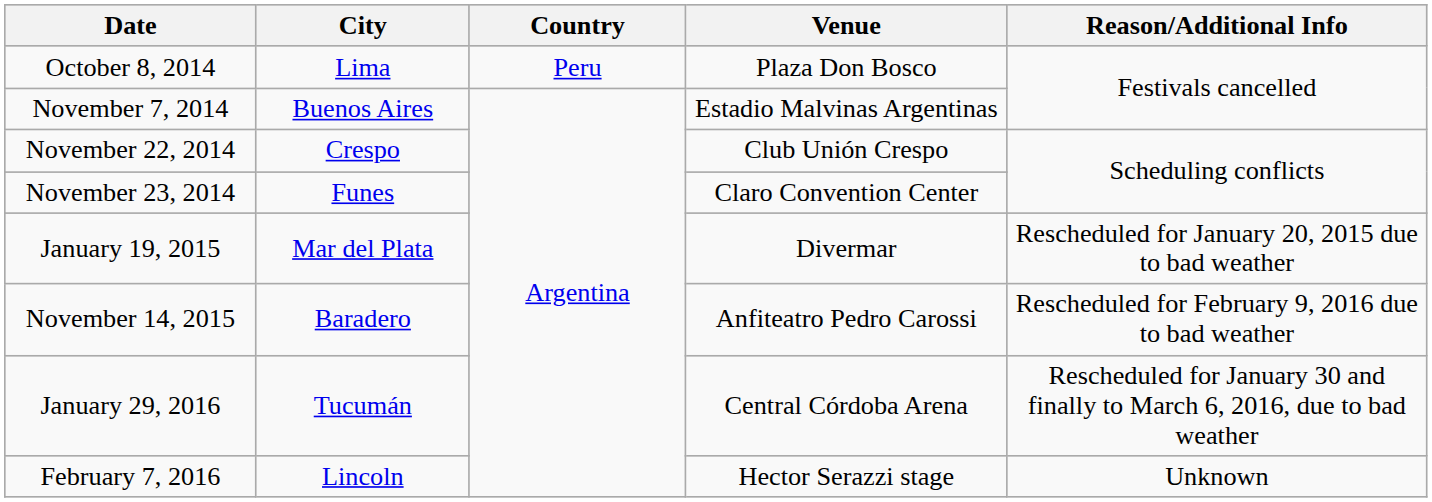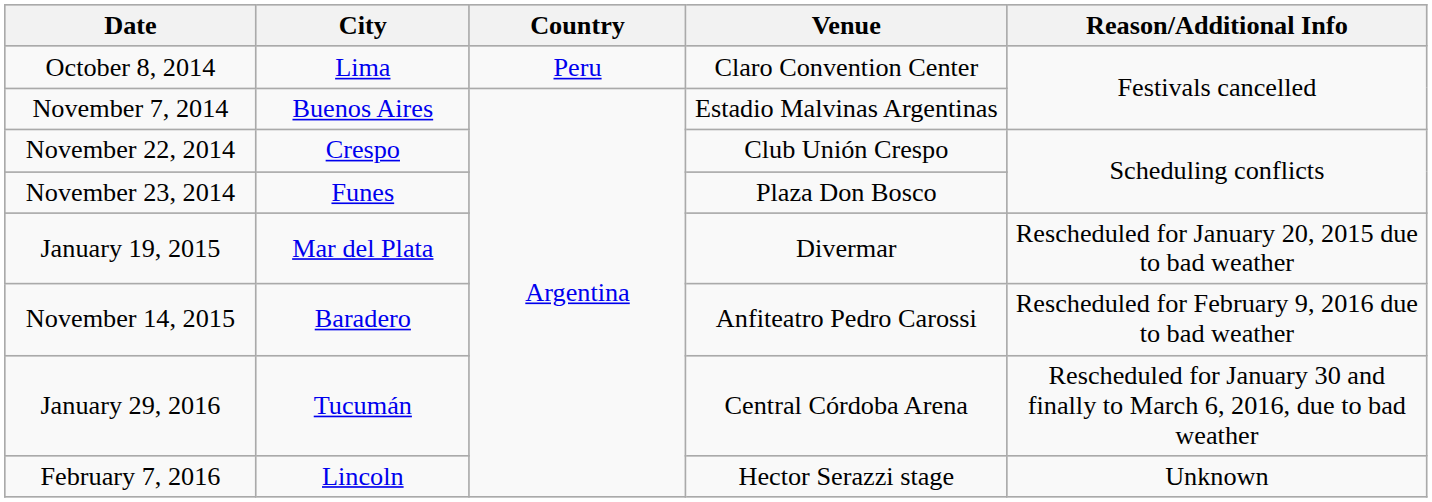(846, 66) Plaza Don Bosco -> (846, 66) Claro Convention Center
(846, 191) Claro Convention Center -> (846, 191) Plaza Don Bosco
